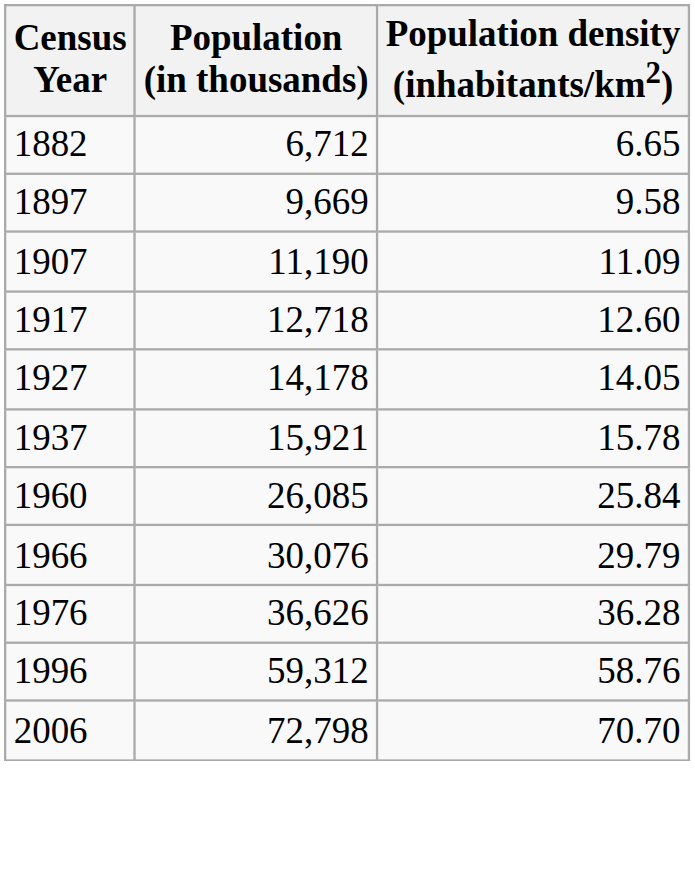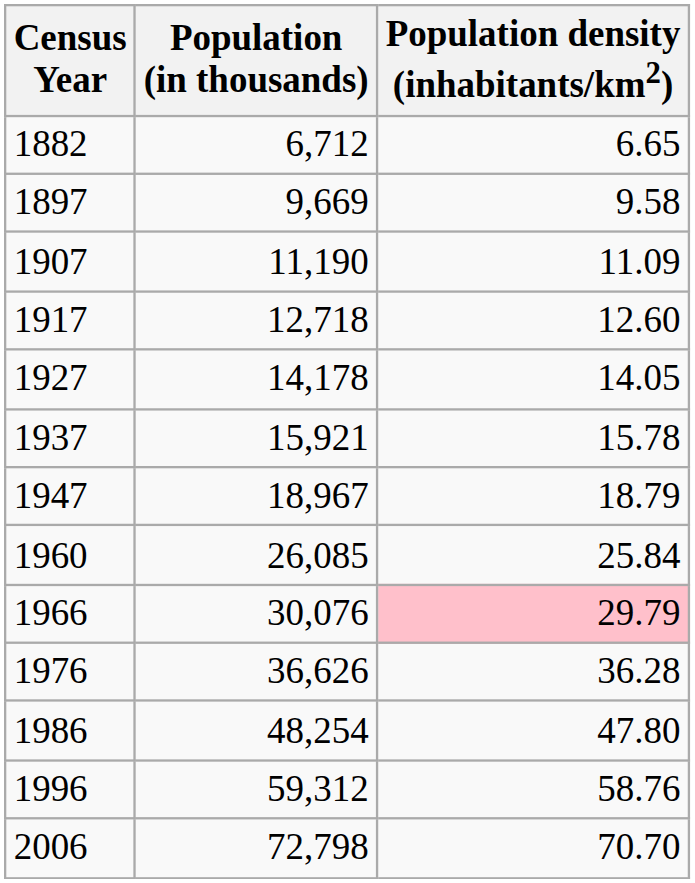+ row: (51, 495)
(639, 554) no background -> (639, 612) pink background
+ row: (51, 730)
